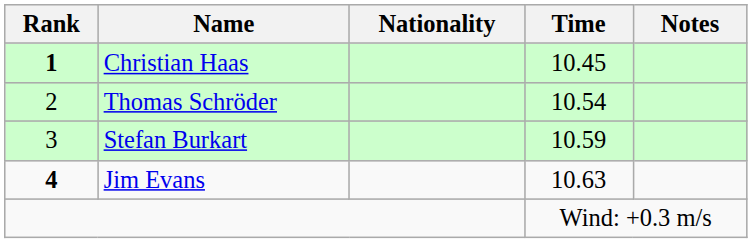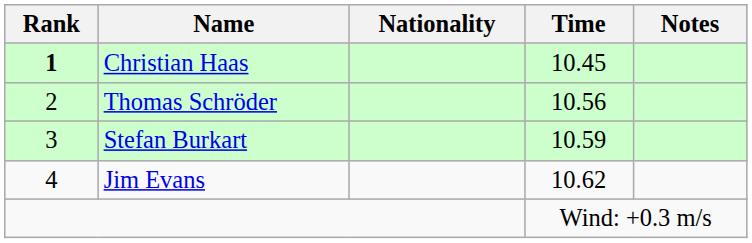(579, 101) 10.54 -> (579, 101) 10.56
(51, 179) bold -> (51, 179) normal
(579, 179) 10.63 -> (579, 179) 10.62
